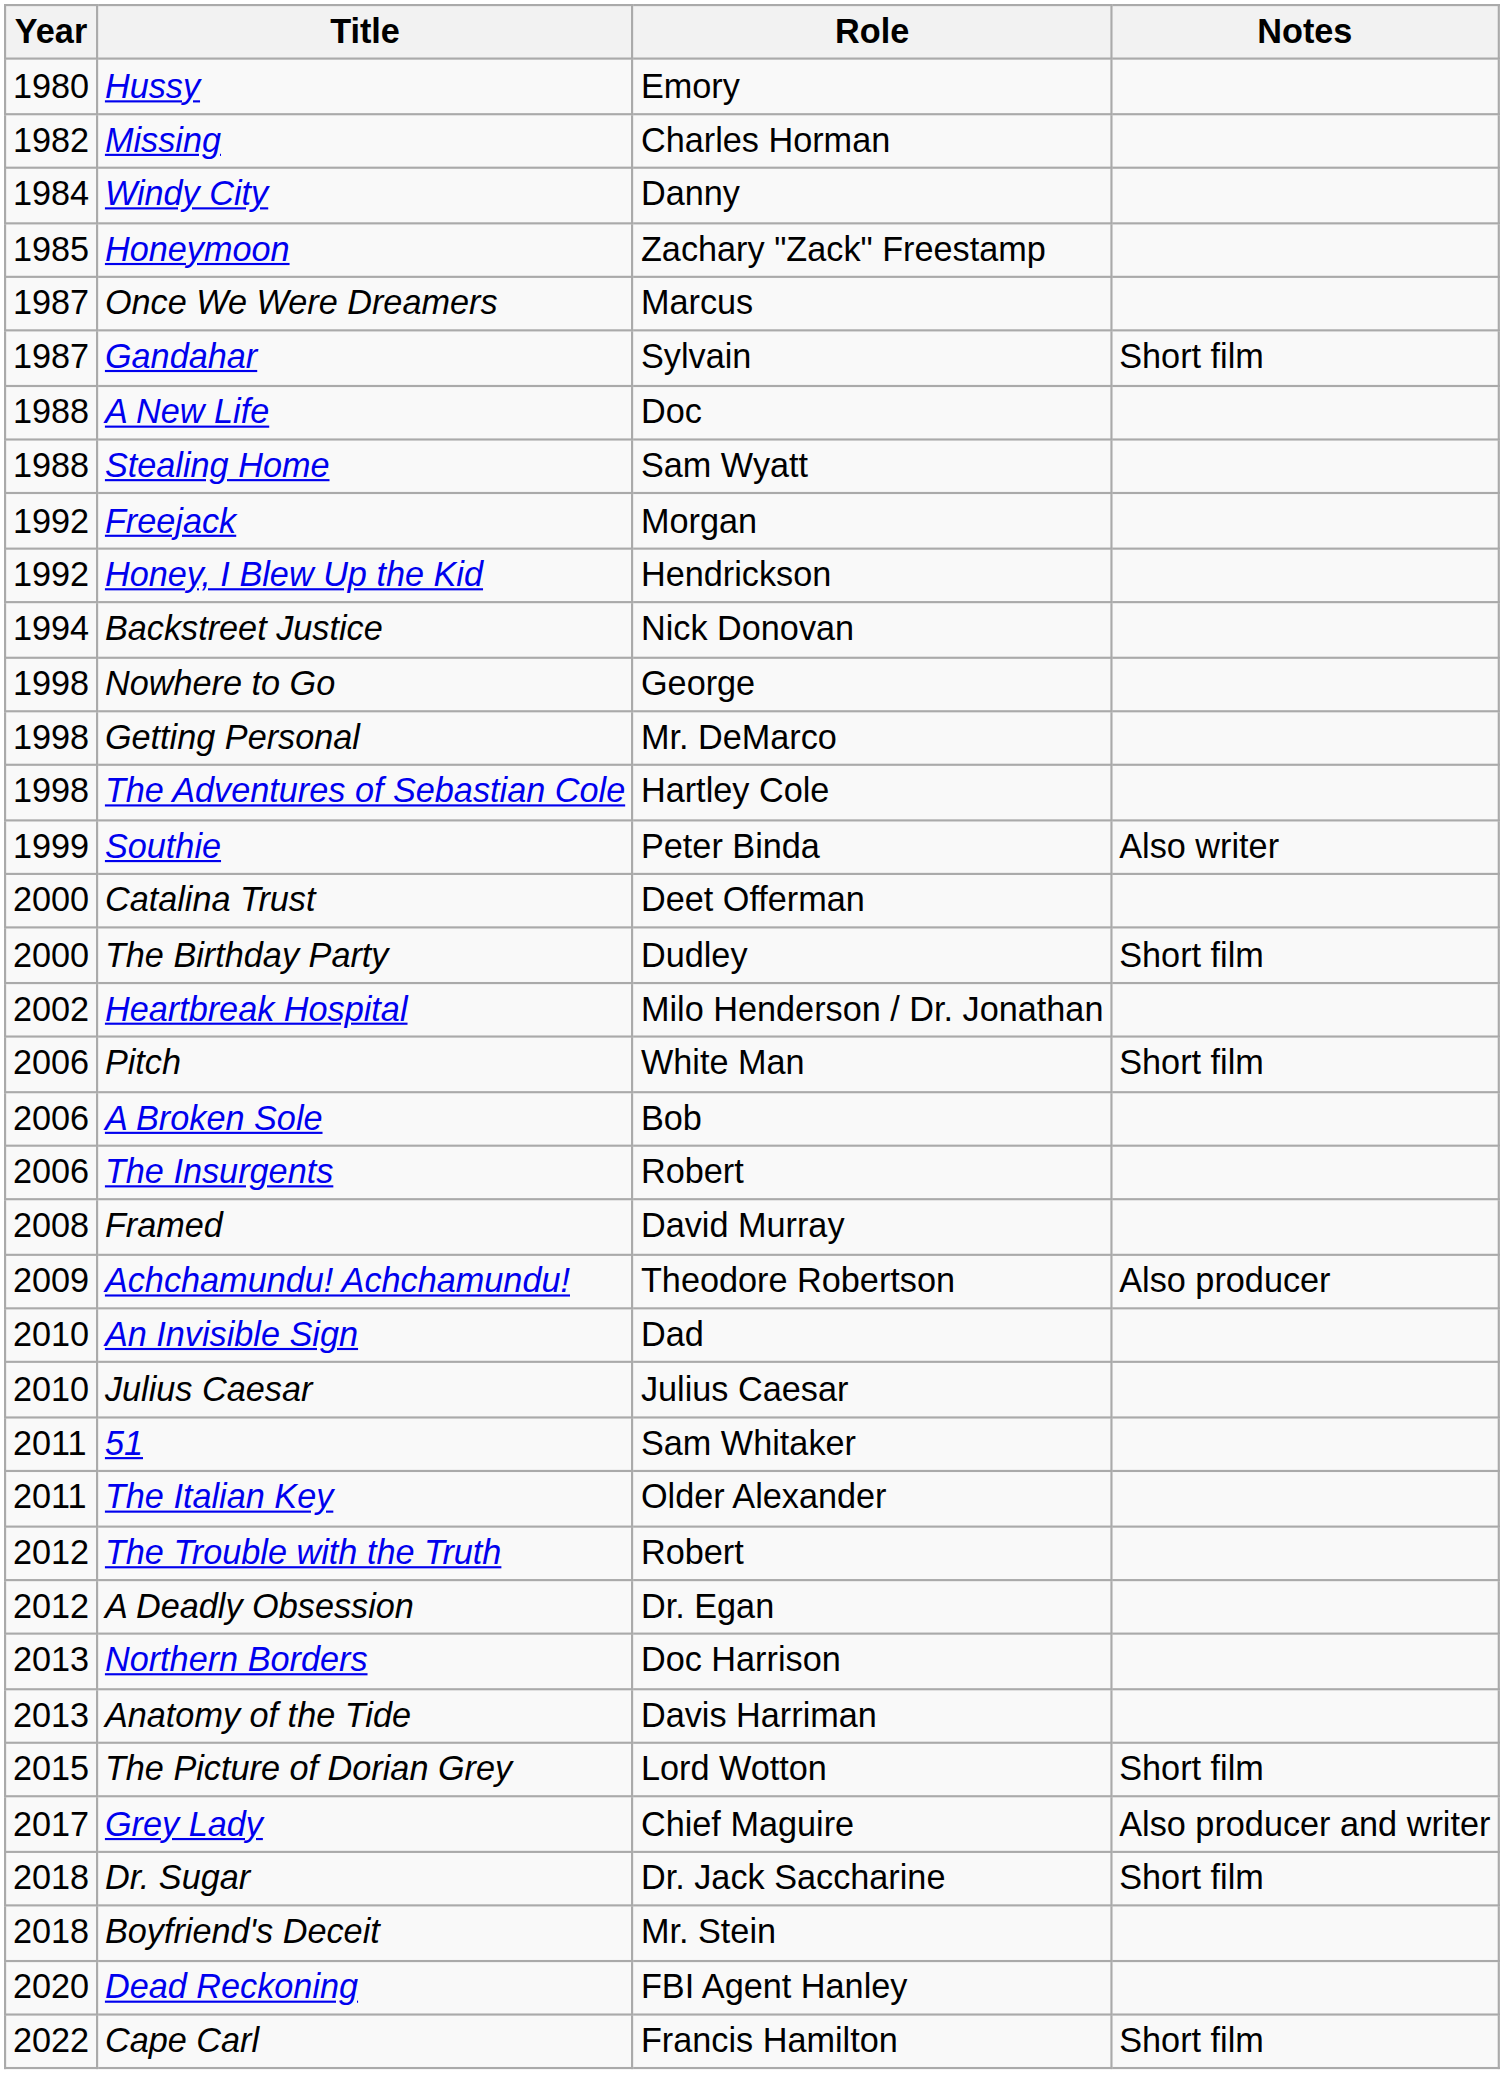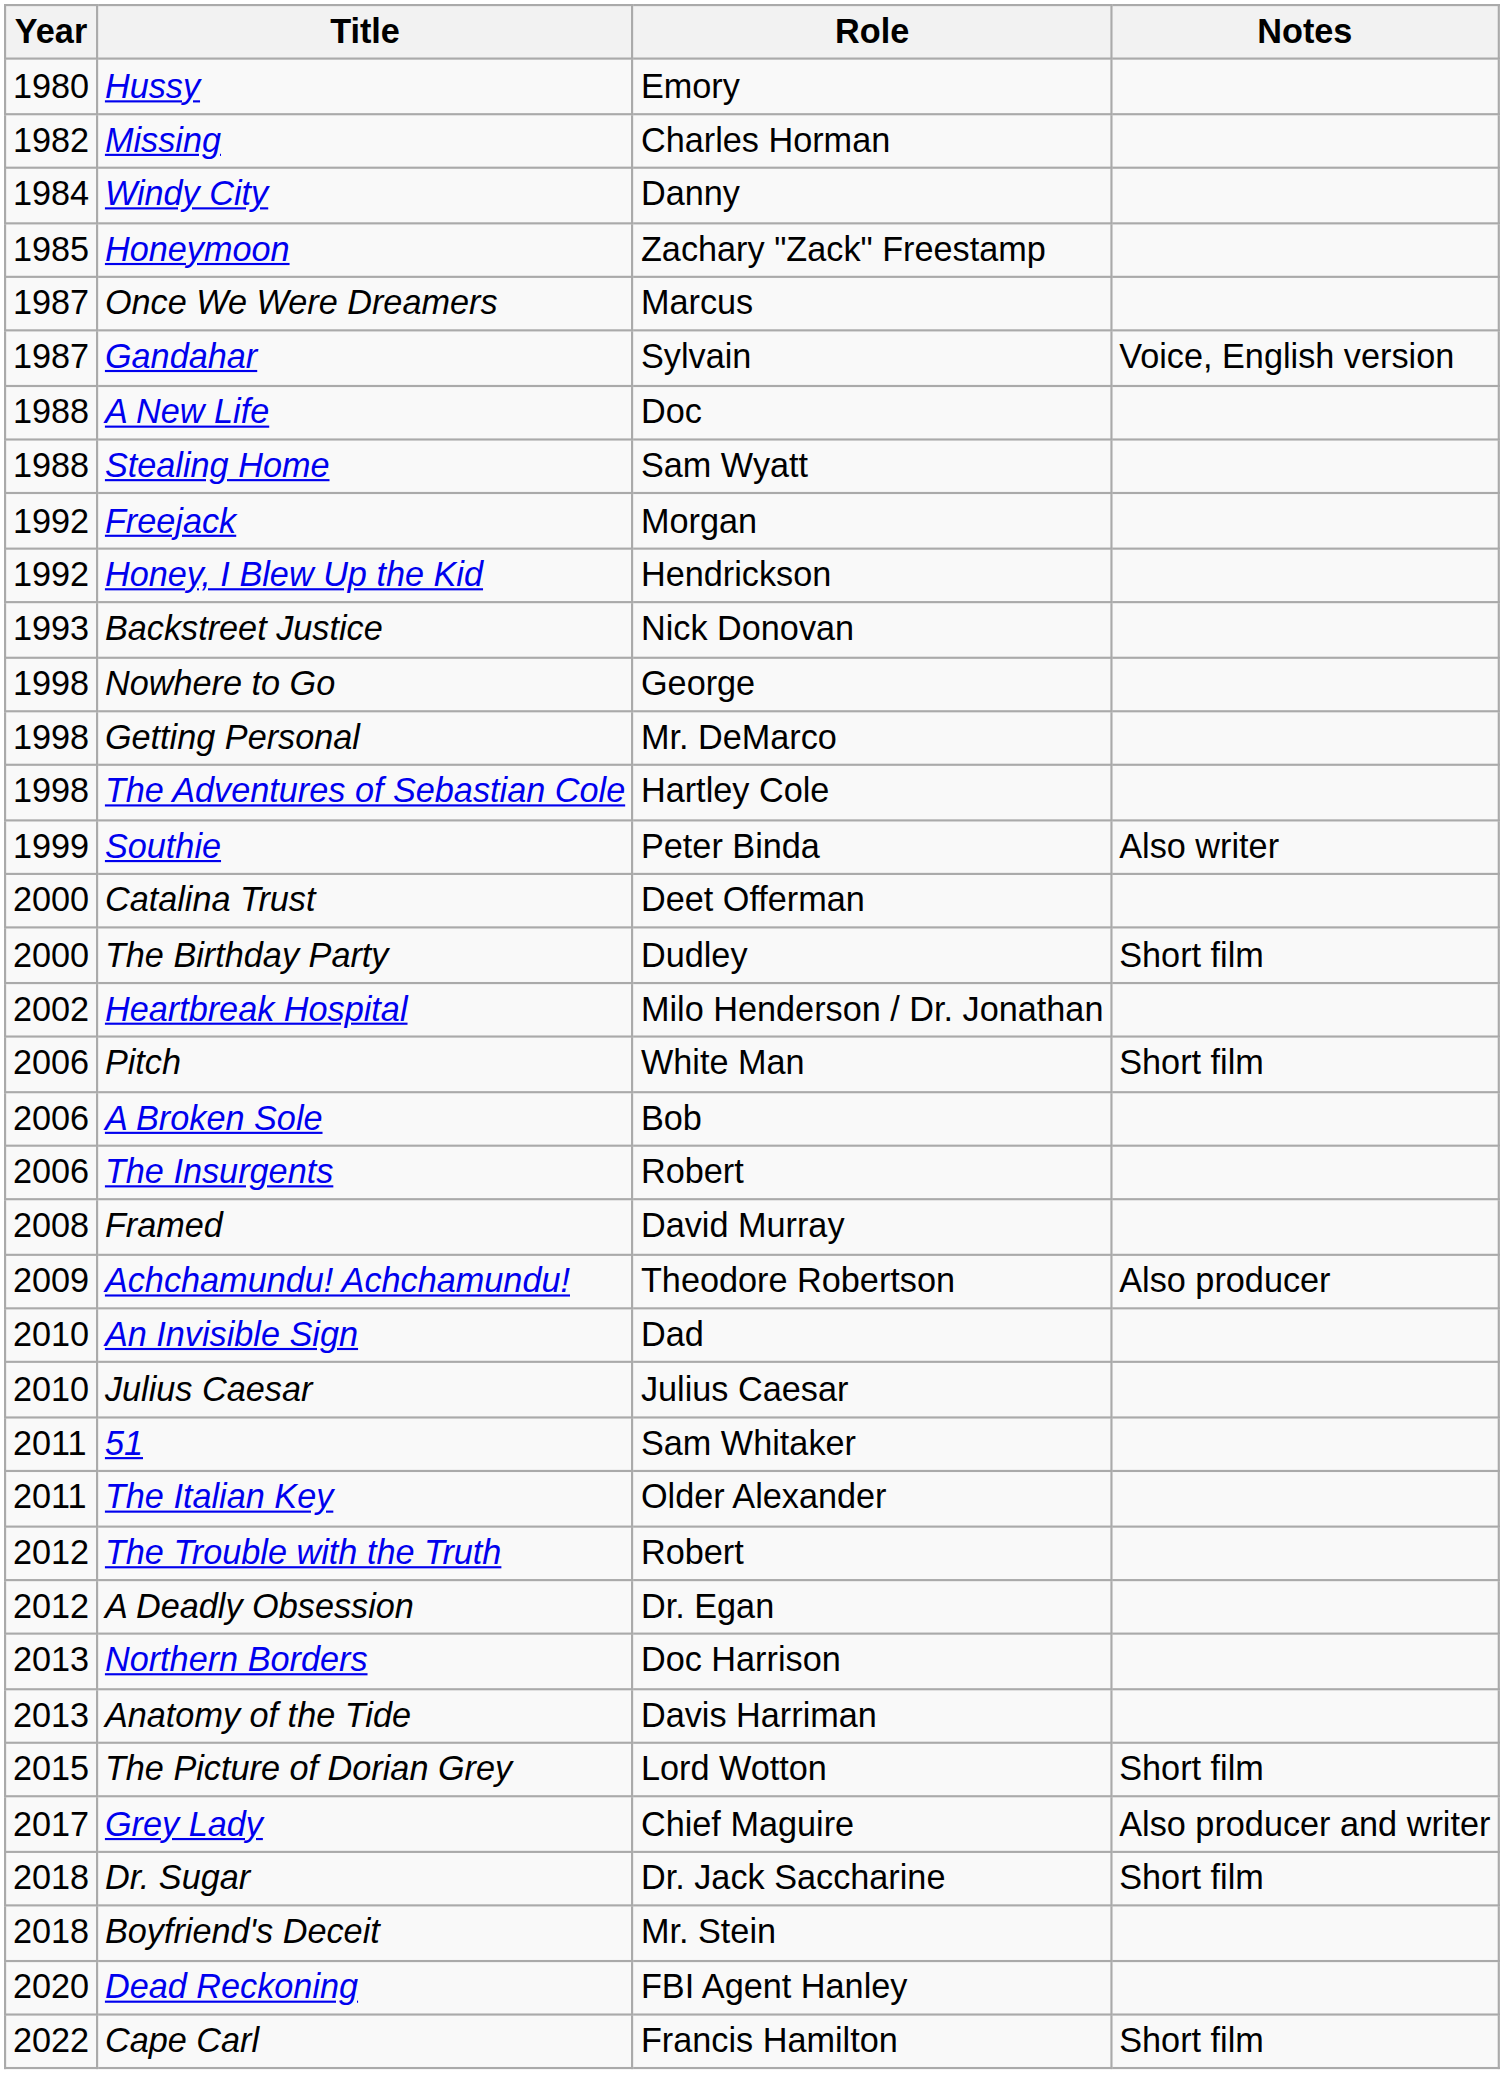(1192, 357) Short film -> (1287, 357) Voice, English version
(51, 628) 1994 -> (51, 628) 1993
